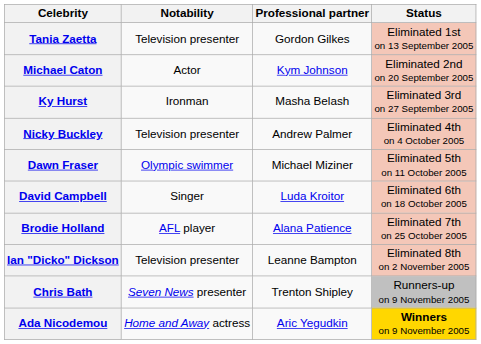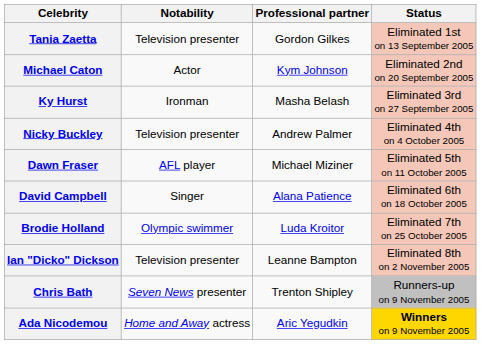(187, 165) Olympic swimmer -> (187, 165) AFL player
(312, 197) Luda Kroitor -> (312, 197) Alana Patience
(187, 228) AFL player -> (187, 228) Olympic swimmer
(312, 228) Alana Patience -> (312, 228) Luda Kroitor
